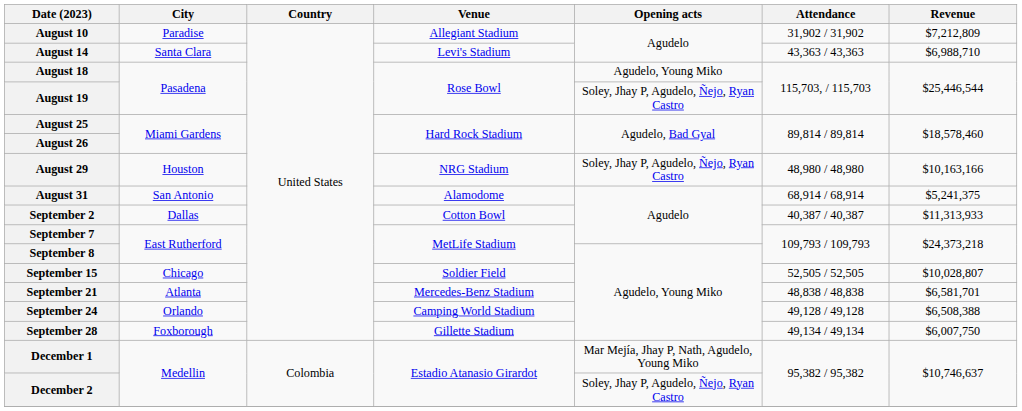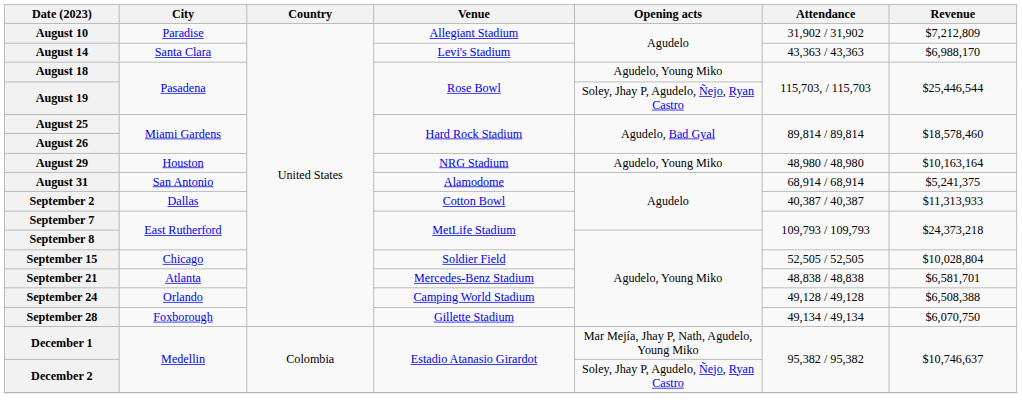(953, 52) $6,988,710 -> (953, 52) $6,988,170
(668, 169) Soley, Jhay P, Agudelo, Ñejo, Ryan Castro -> (668, 162) Agudelo, Young Miko
(953, 169) $10,163,166 -> (953, 162) $10,163,164
(953, 272) $10,028,807 -> (953, 259) $10,028,804
(953, 330) $6,007,750 -> (953, 317) $6,070,750
